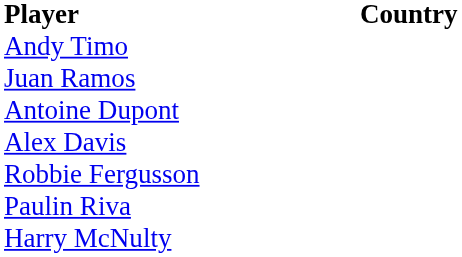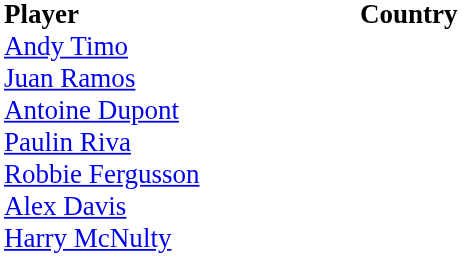rows swapped: (67, 205) <-> (65, 141)
